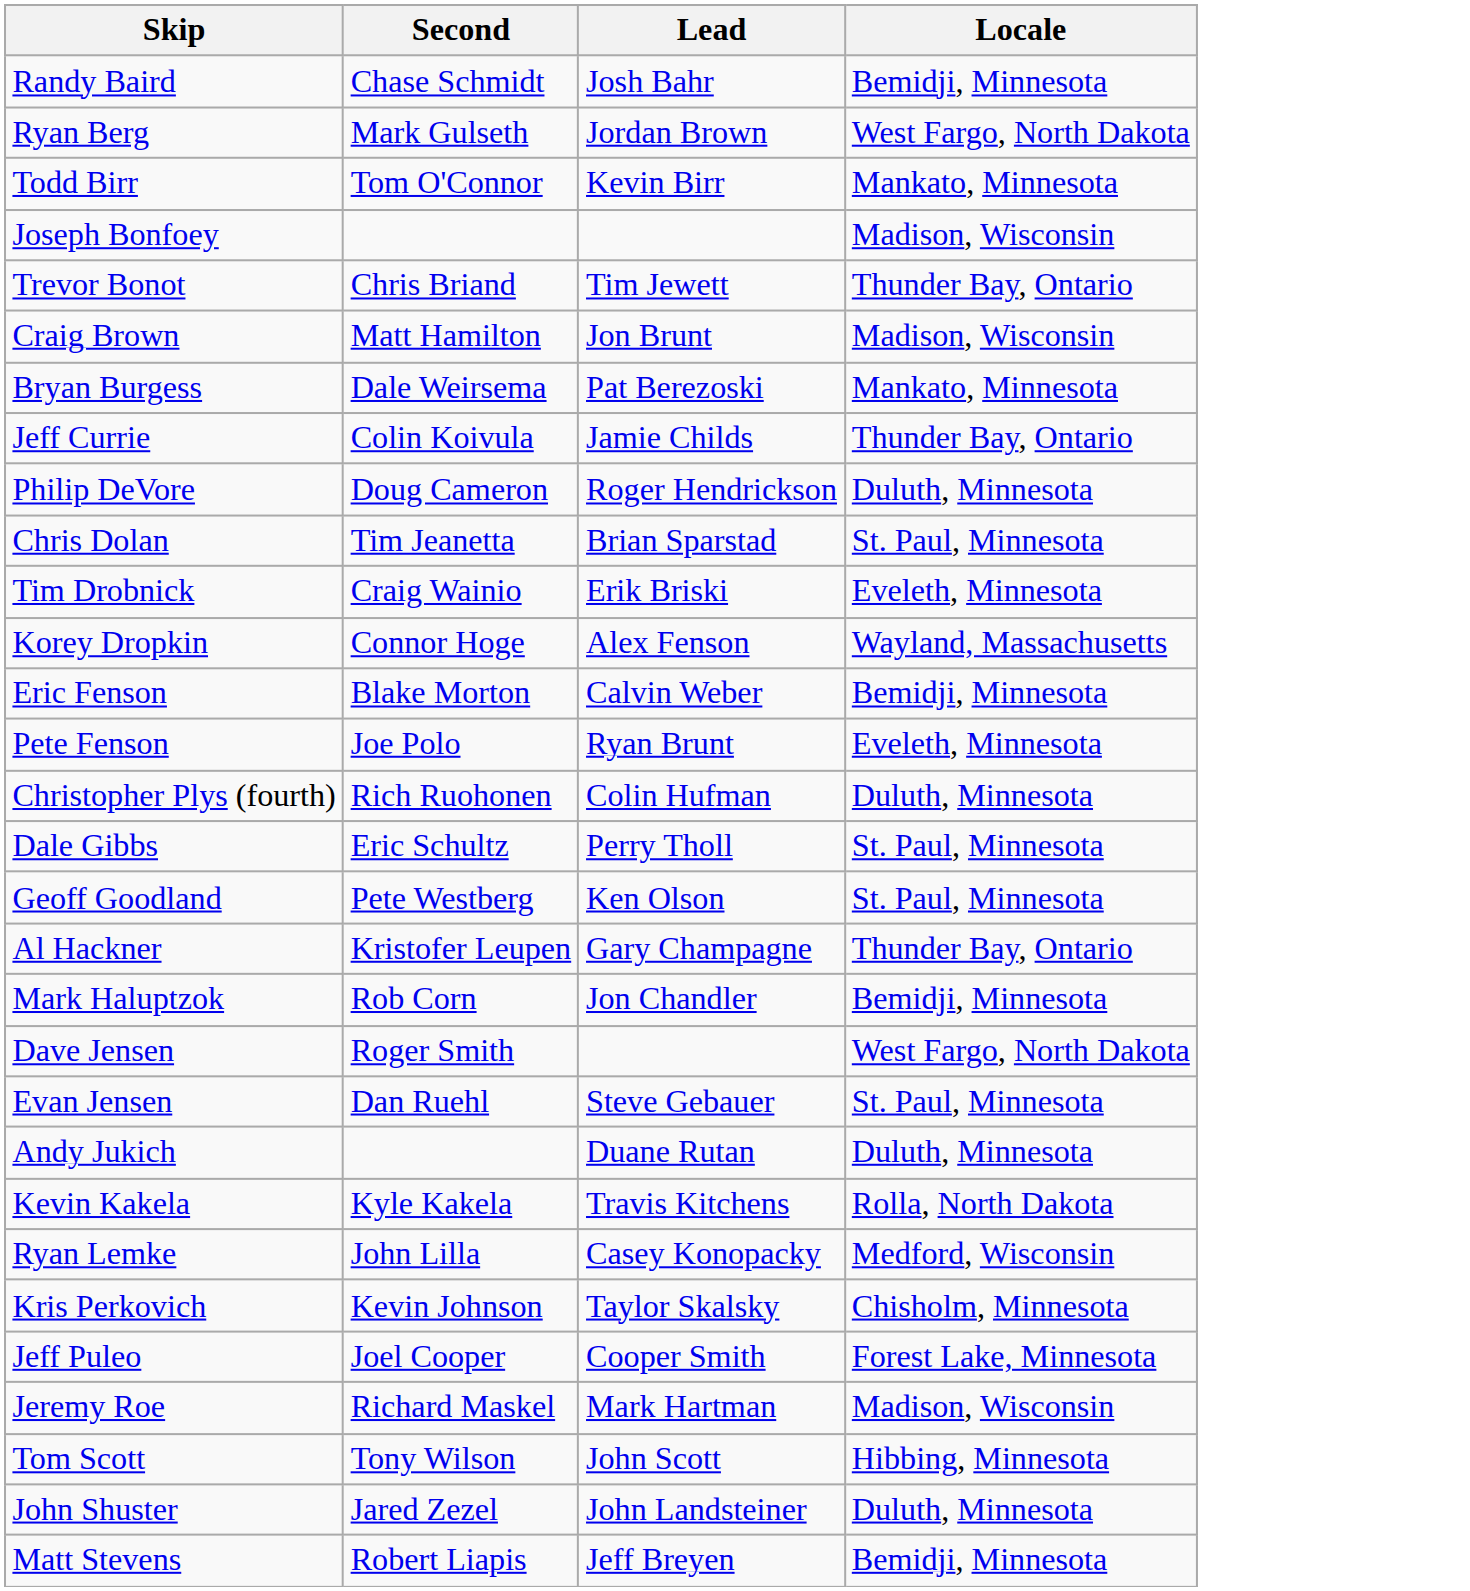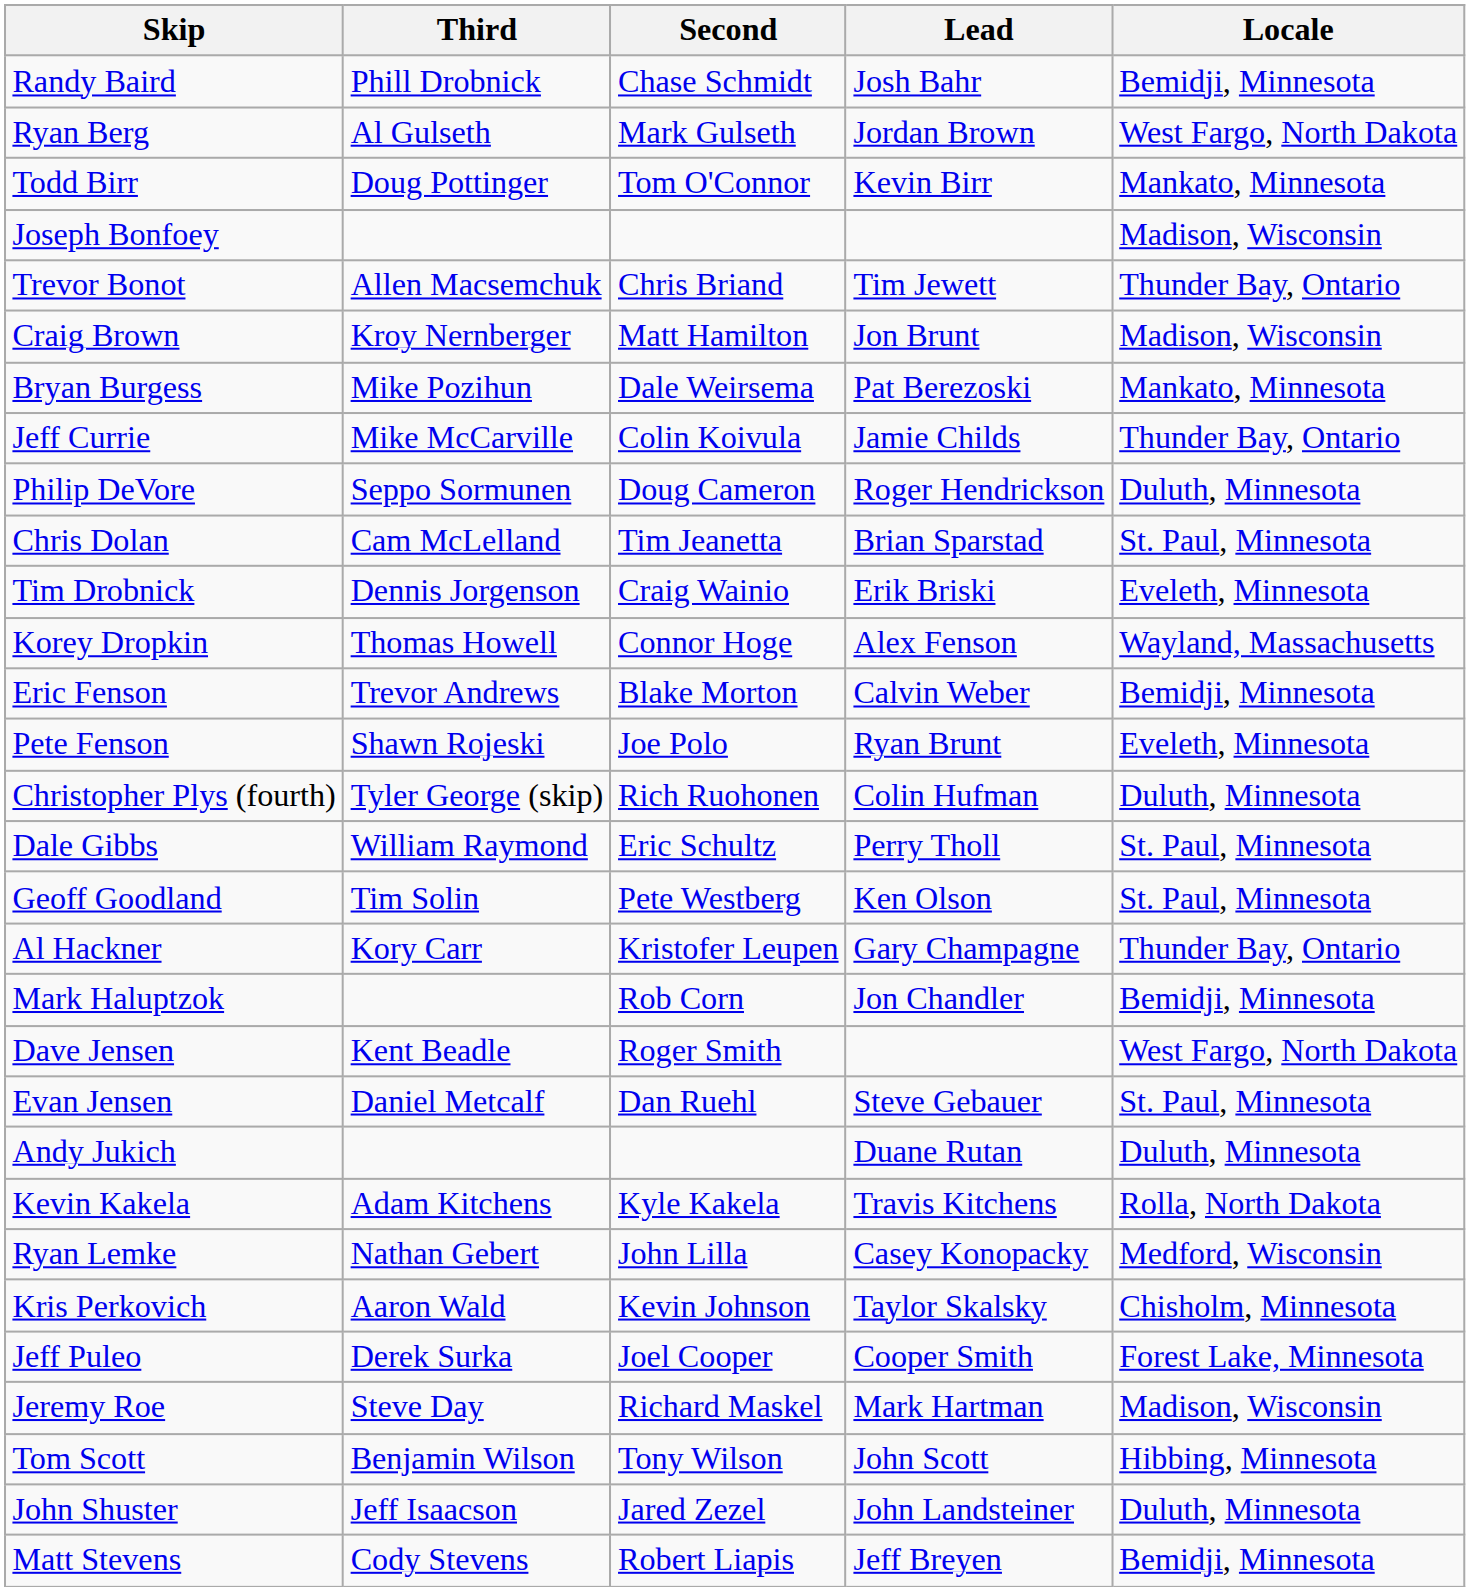+ column: (477, 30)
